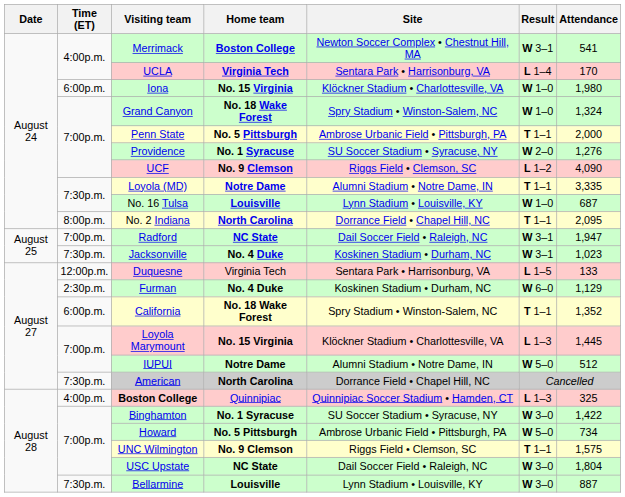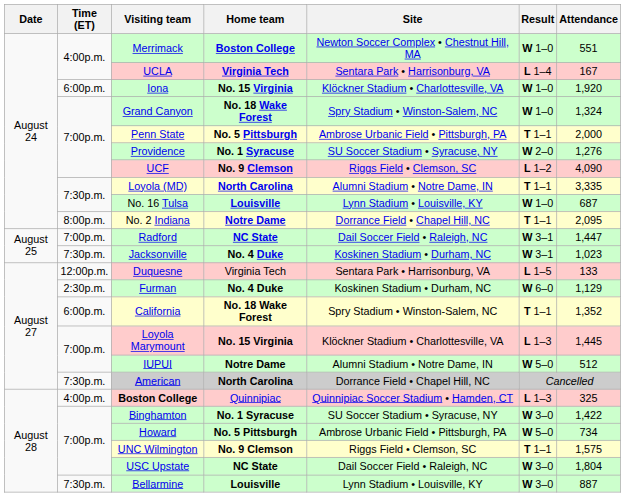(538, 48) W 3–1 -> (538, 48) W 1–0
(589, 48) 541 -> (589, 48) 551
(589, 71) 170 -> (589, 71) 167
(589, 88) 1,980 -> (589, 88) 1,920
(255, 186) Notre Dame -> (255, 186) North Carolina
(255, 220) North Carolina -> (255, 220) Notre Dame
(589, 237) 1,947 -> (589, 237) 1,447
